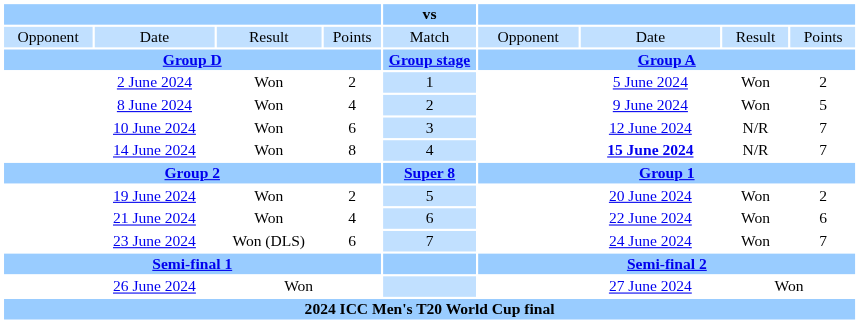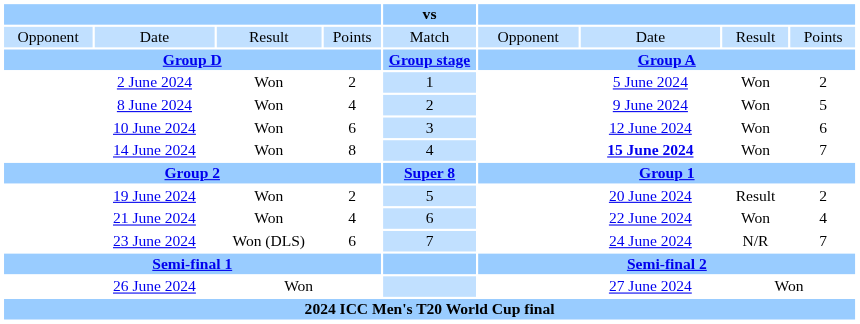(756, 127) N/R -> (755, 127) Won
(823, 127) 7 -> (823, 127) 6
(756, 150) N/R -> (755, 150) Won
(755, 195) Won -> (756, 195) Result
(823, 218) 6 -> (823, 218) 4
(755, 241) Won -> (756, 241) N/R
